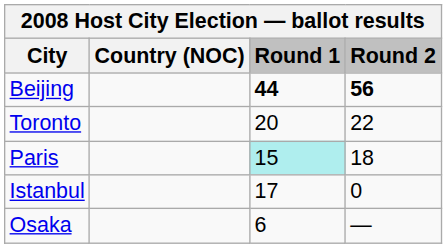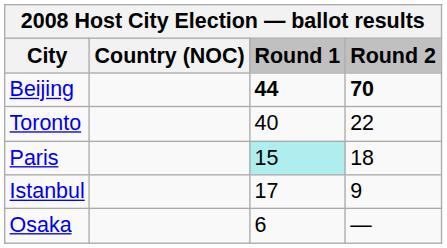(362, 89) 56 -> (362, 89) 70
(266, 123) 20 -> (266, 123) 40
(356, 191) 0 -> (356, 191) 9
